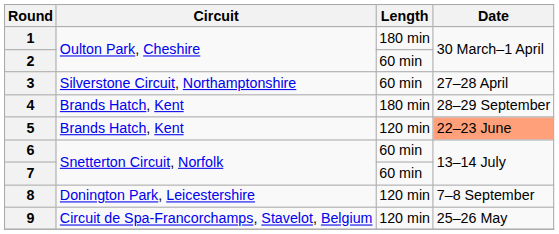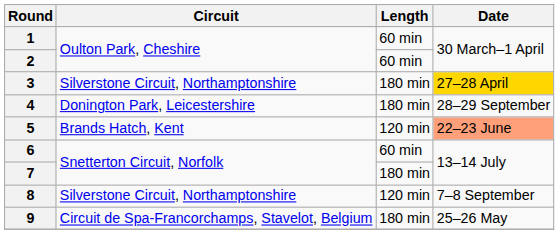(405, 38) 180 min -> (401, 38) 60 min
(401, 83) 60 min -> (405, 83) 180 min
(472, 83) no background -> (472, 83) gold background
(122, 105) Brands Hatch, Kent -> (157, 105) Donington Park, Leicestershire
(401, 173) 60 min -> (405, 173) 180 min
(157, 195) Donington Park, Leicestershire -> (178, 195) Silverstone Circuit, Northamptonshire
(405, 218) 120 min -> (405, 218) 180 min
